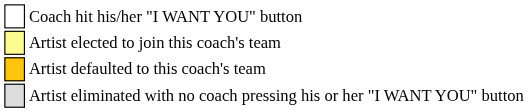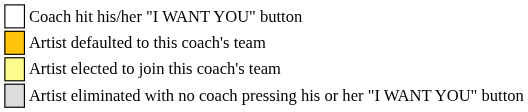rows swapped: (147, 69) <-> (155, 42)
